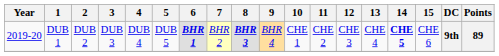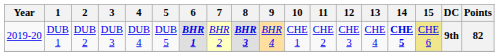(428, 36) no background -> (428, 36) khaki background
(478, 36) 89 -> (478, 36) 82
